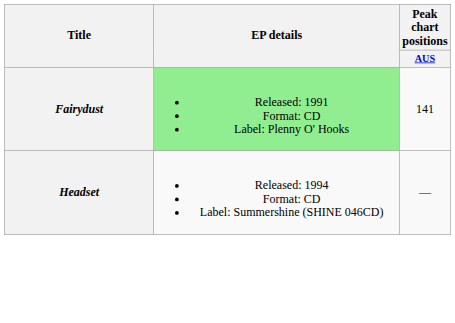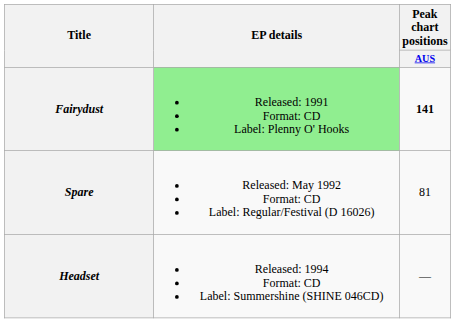(425, 109) normal -> (425, 109) bold
+ row: (79, 192)
